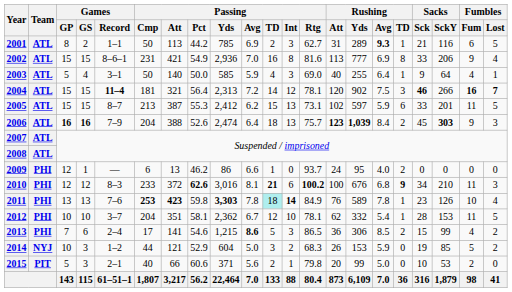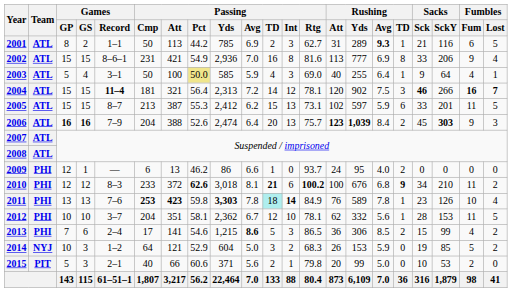(175, 75) 140 -> (175, 75) 100
(199, 75) no background -> (199, 75) khaki background
(273, 122) 18 -> (273, 122) 20
(226, 185) 3,016 -> (226, 185) 3,018
(495, 185) 3 -> (495, 185) 2
(383, 216) 5.4 -> (383, 216) 5.6
(148, 248) 44 -> (148, 248) 64
